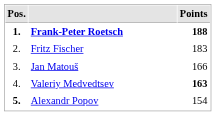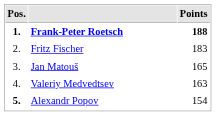(200, 66) 166 -> (200, 66) 165
(200, 83) bold -> (200, 83) normal
